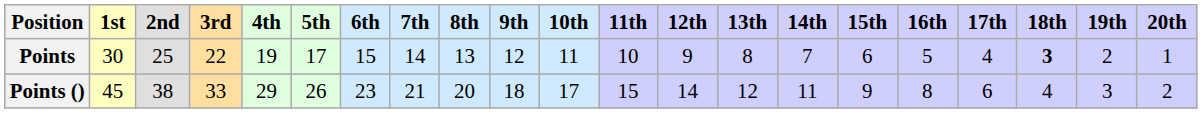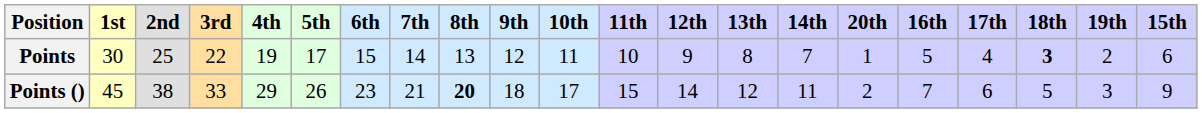columns swapped: (867, 21) <-> (1167, 21)
(464, 90) normal -> (464, 90) bold
(927, 90) 8 -> (927, 90) 7
(1047, 90) 4 -> (1047, 90) 5
